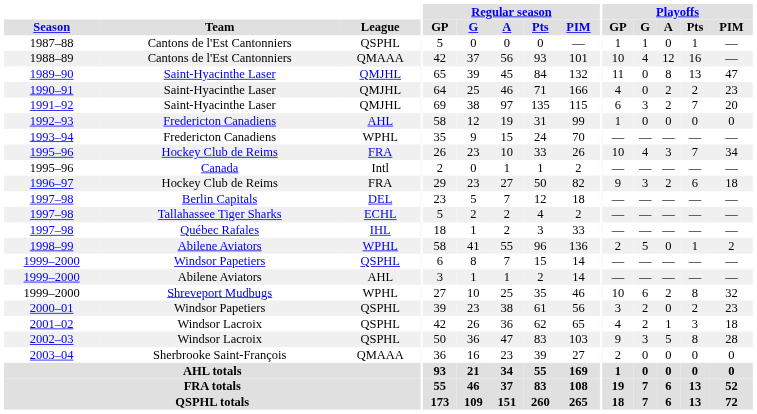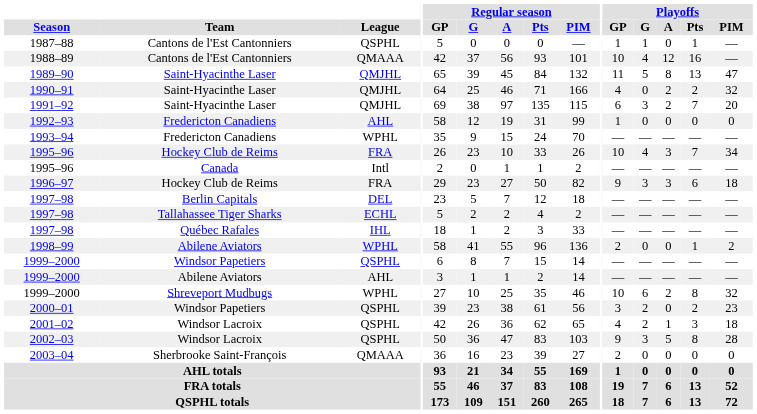(645, 74) 0 -> (645, 74) 5
(731, 89) 23 -> (731, 89) 32
(668, 183) 2 -> (668, 183) 3
(645, 245) 5 -> (645, 245) 0
